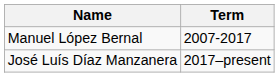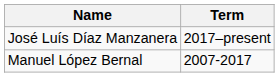rows swapped: (75, 38) <-> (92, 60)
